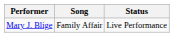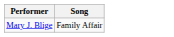- column: (137, 11)
